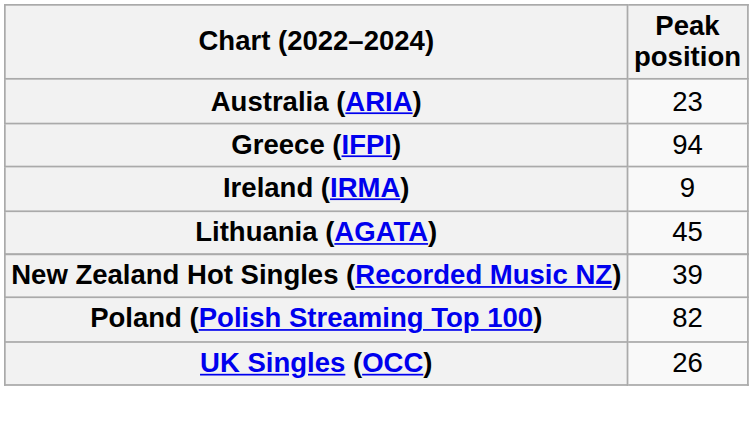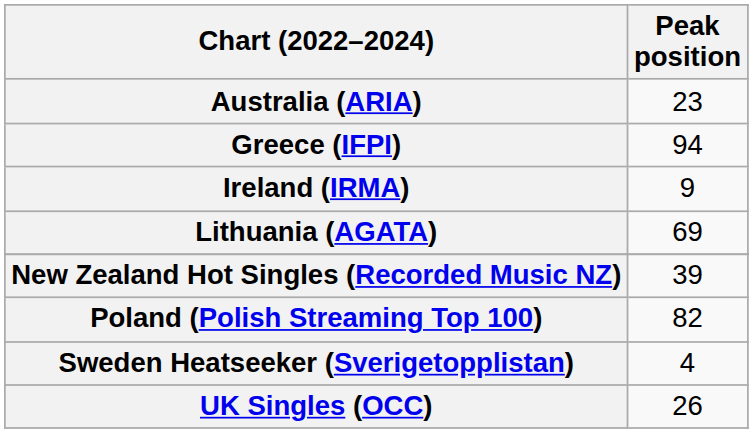(687, 231) 45 -> (687, 231) 69
+ row: (316, 362)
